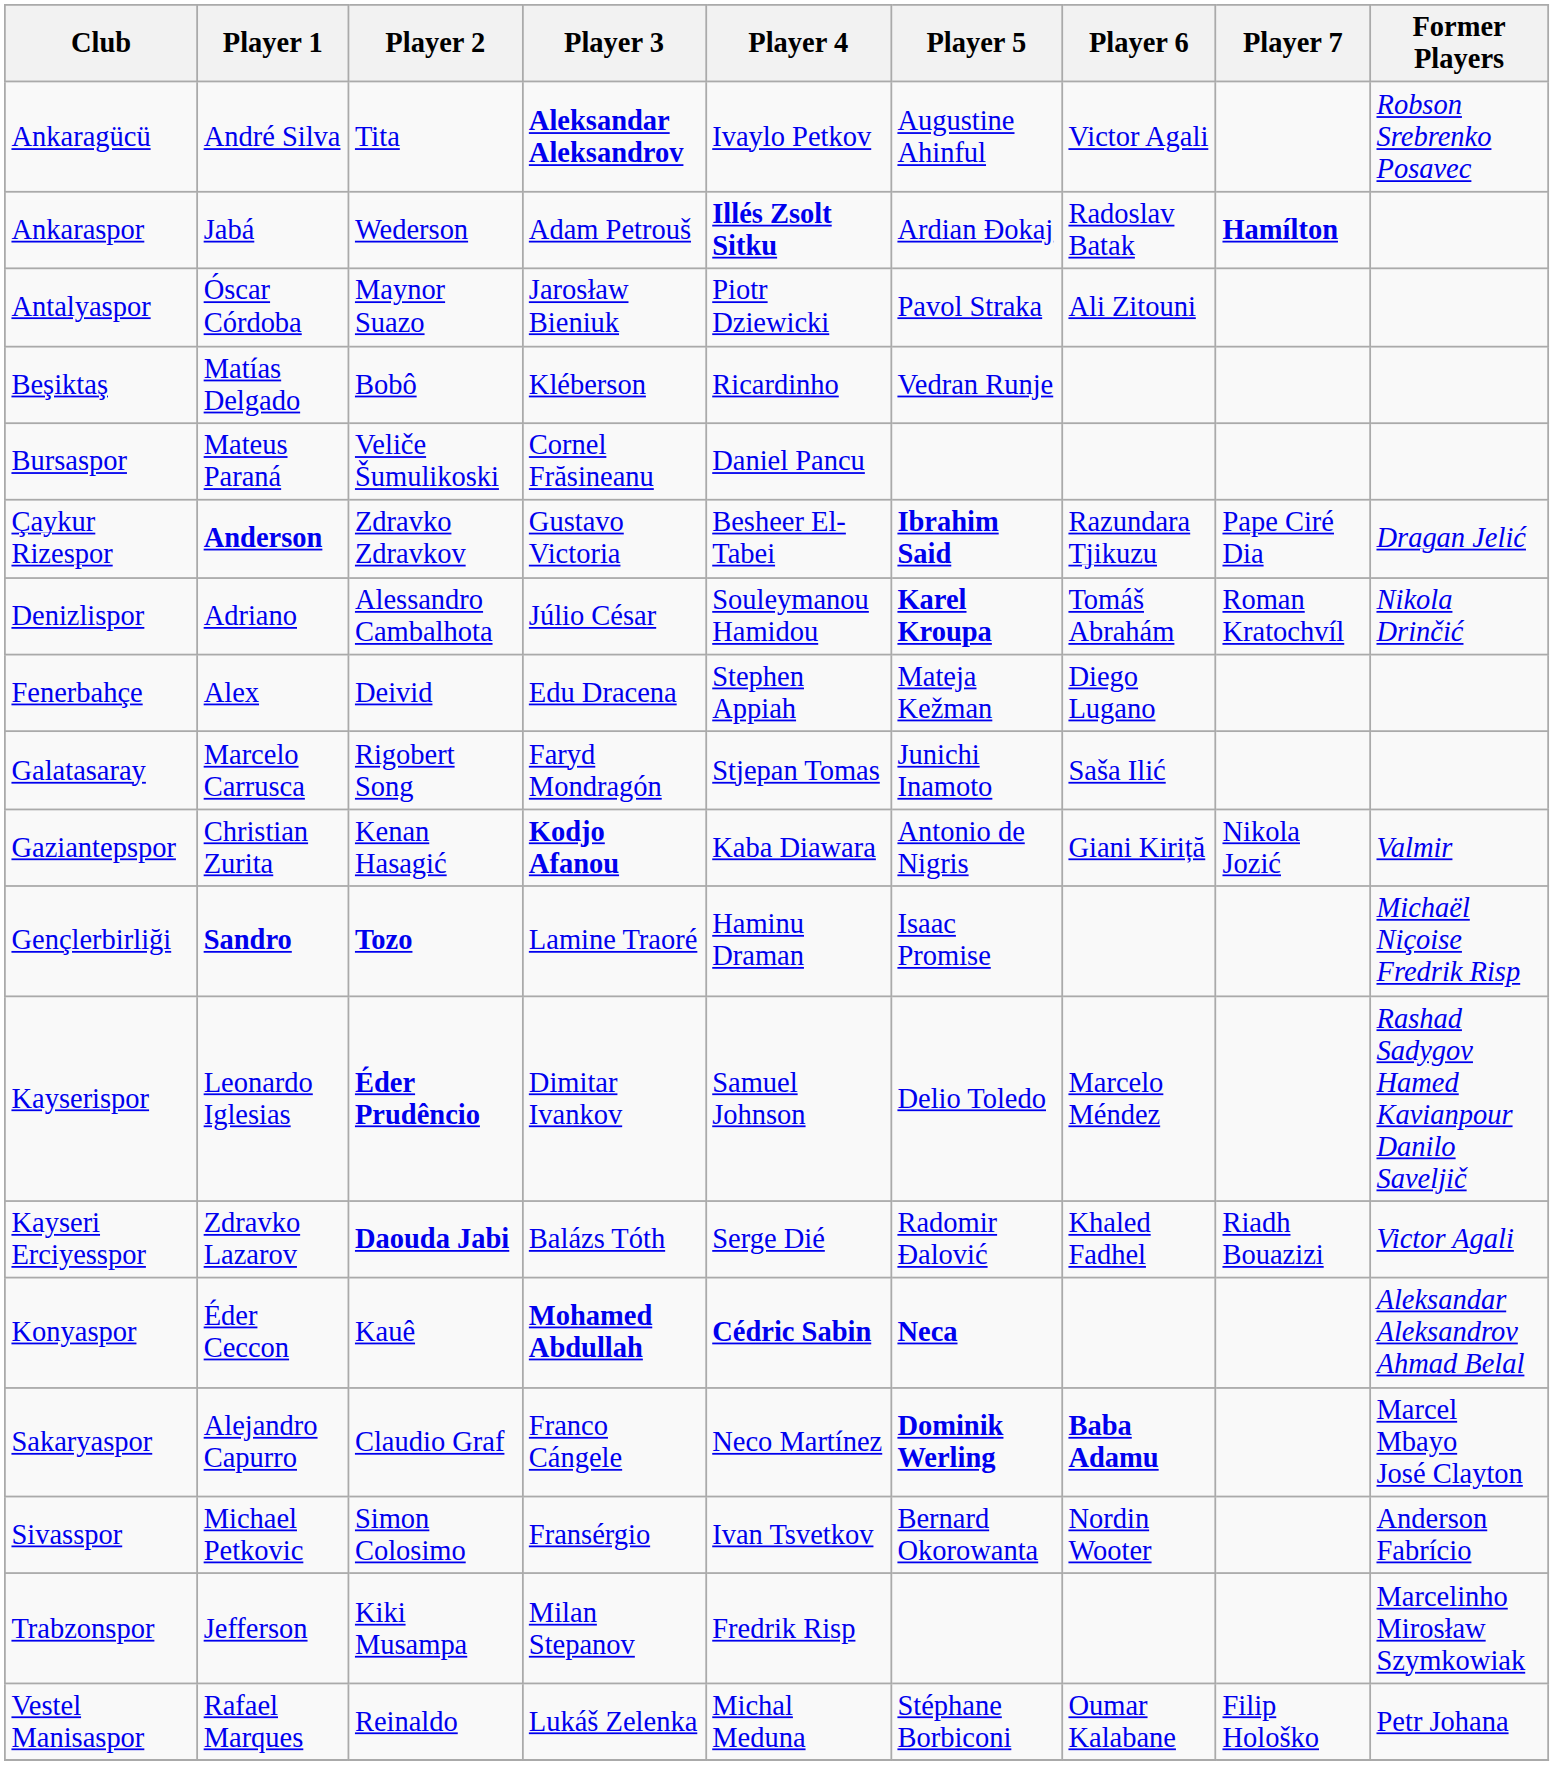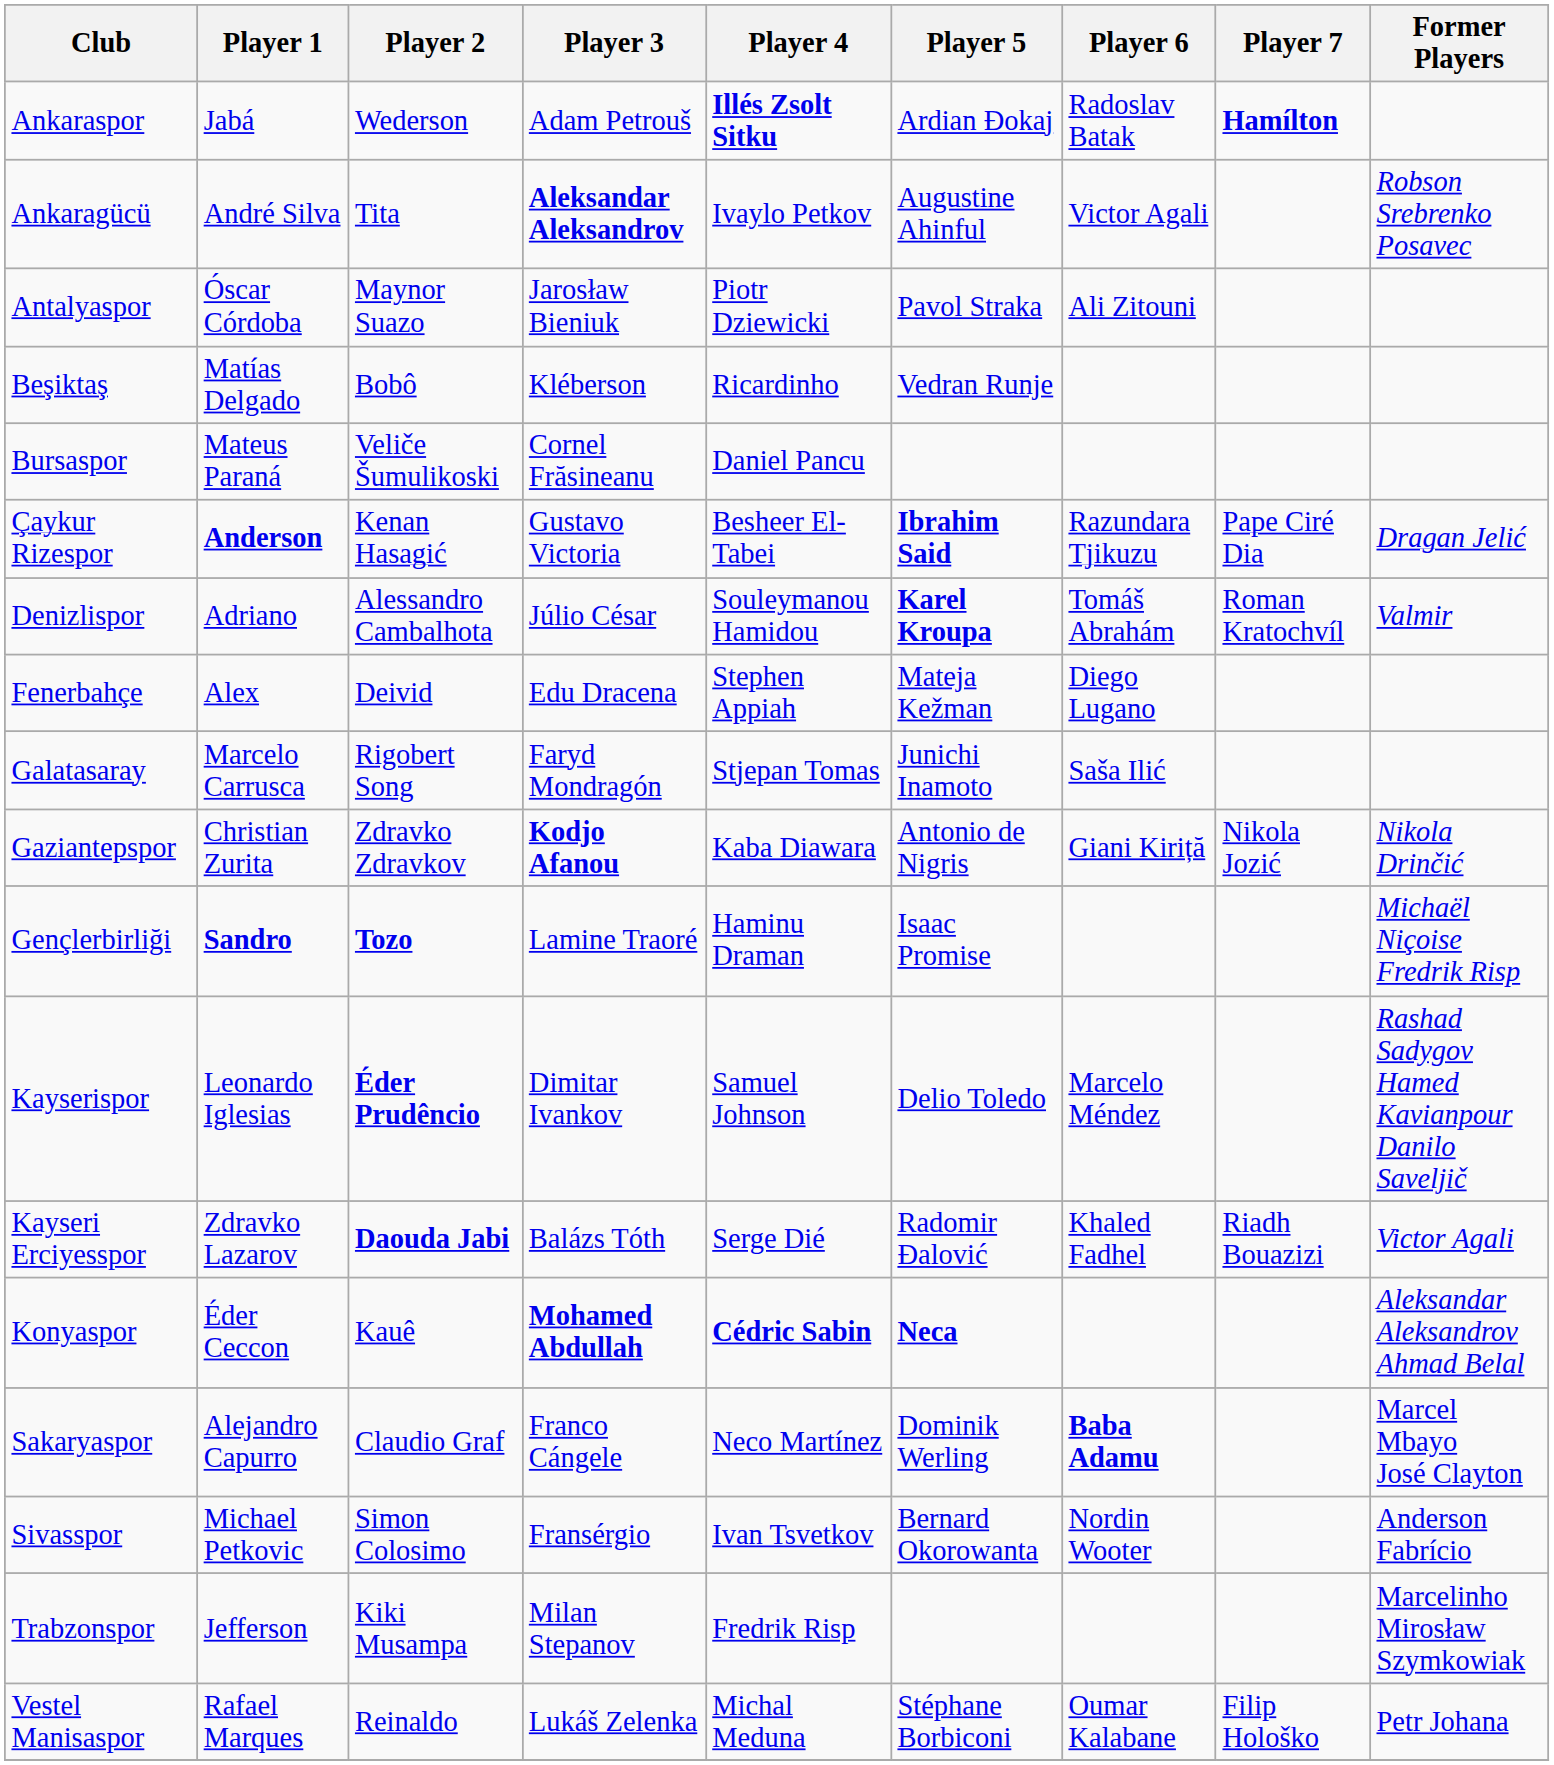rows swapped: (81, 136) <-> (78, 229)
(410, 538) Zdravko Zdravkov -> (401, 538) Kenan Hasagić
(1420, 615) Nikola Drinčić -> (1414, 615) Valmir
(401, 847) Kenan Hasagić -> (410, 847) Zdravko Zdravkov
(1414, 847) Valmir -> (1420, 847) Nikola Drinčić
(950, 1441) bold -> (948, 1441) normal
